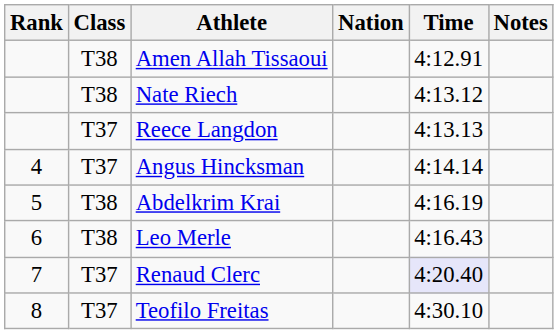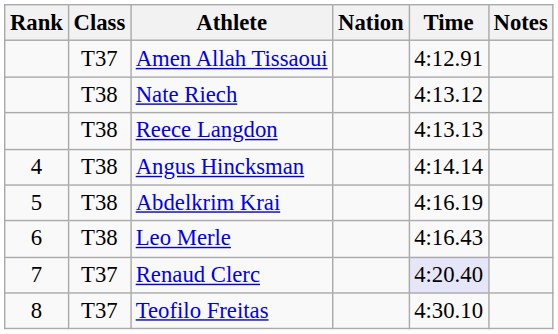(99, 58) T38 -> (99, 58) T37
(99, 130) T37 -> (99, 130) T38
(99, 166) T37 -> (99, 166) T38
